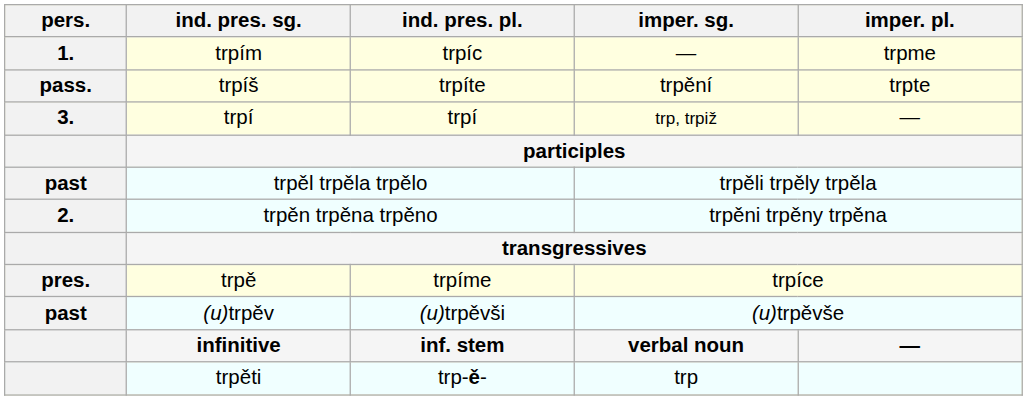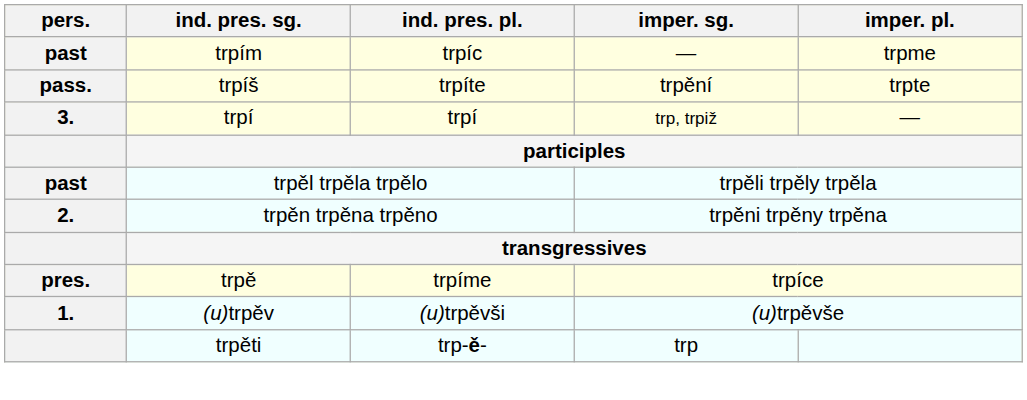(66, 53) 1. -> (66, 53) past
(66, 313) past -> (66, 313) 1.
- row: (239, 345)
